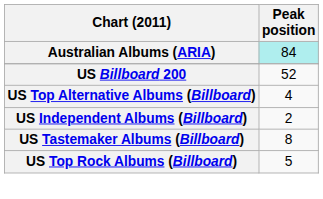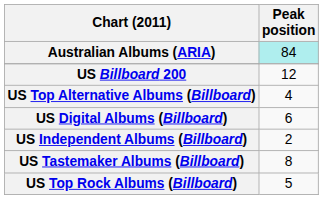(289, 74) 52 -> (289, 74) 12
+ row: (132, 118)
